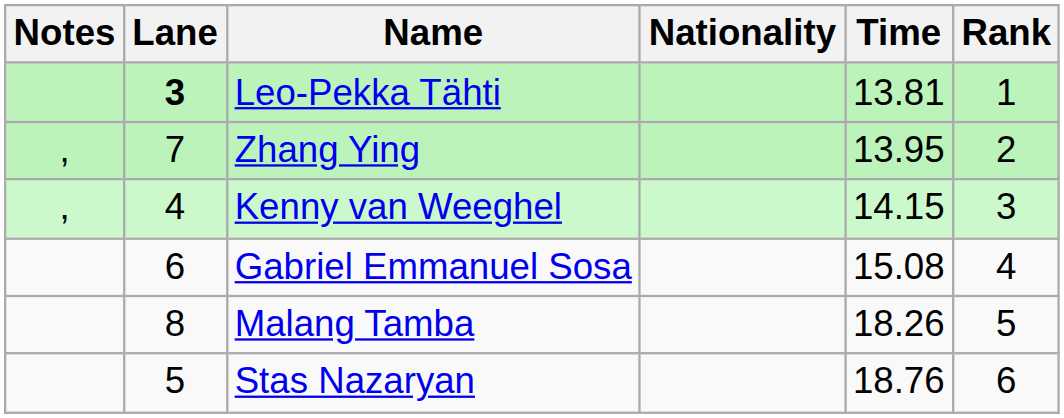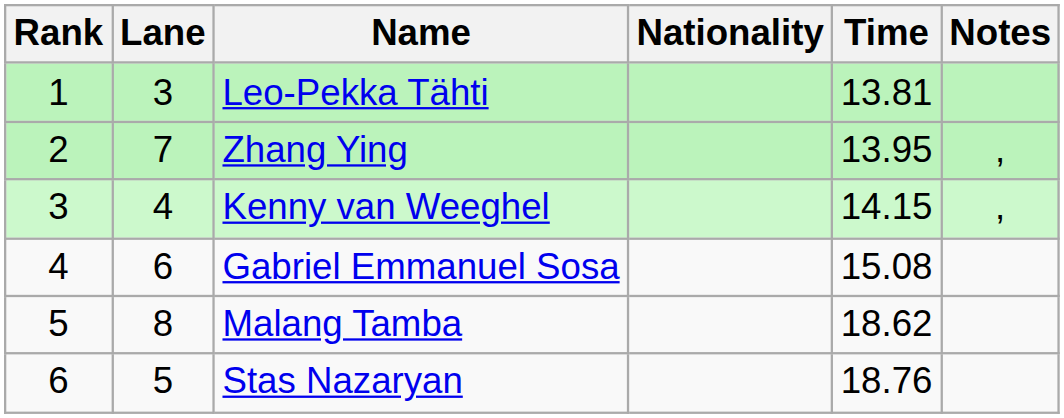columns swapped: (1006, 33) <-> (64, 33)
(175, 91) bold -> (163, 91) normal
(899, 324) 18.26 -> (887, 324) 18.62
